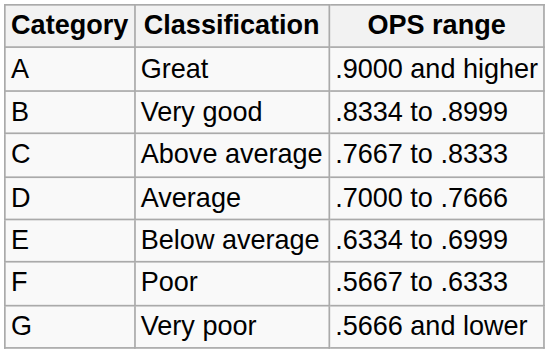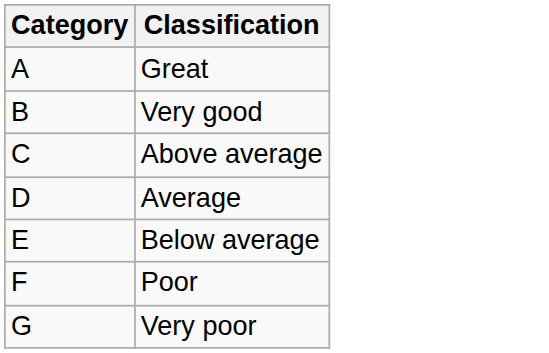- column: (437, 25)
